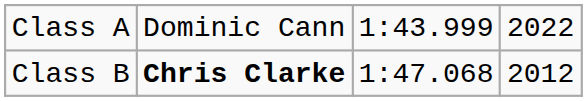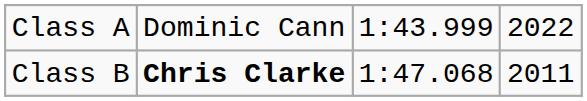(541, 74) 2012 -> (541, 74) 2011
